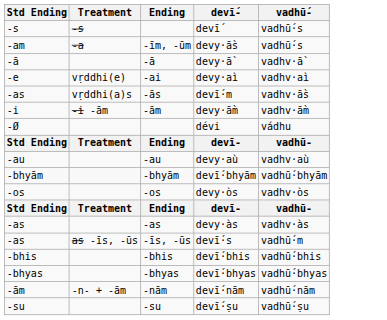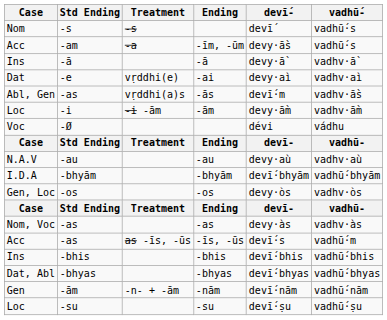+ column: (31, 13)
